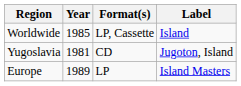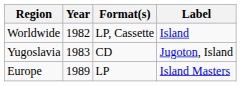(78, 33) 1985 -> (78, 33) 1982
(78, 52) 1981 -> (78, 52) 1983
